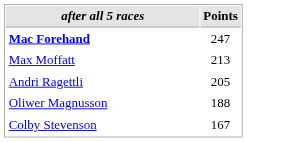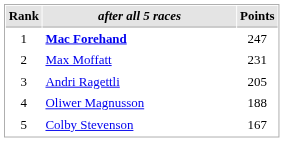+ column: (24, 16)
(221, 60) 213 -> (257, 60) 231
